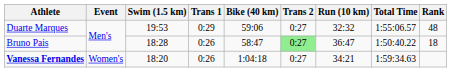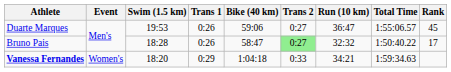(206, 28) 0:29 -> (206, 28) 0:26
(344, 28) 32:32 -> (344, 28) 36:47
(433, 28) 48 -> (433, 28) 45
(344, 44) 36:47 -> (344, 44) 32:32
(433, 44) 18 -> (433, 44) 17
(206, 59) 0:26 -> (206, 59) 0:29
(298, 59) 0:27 -> (298, 59) 0:33
